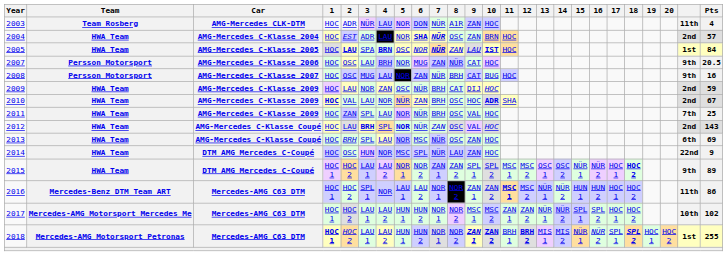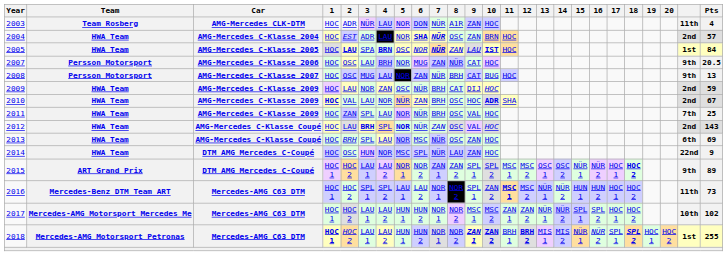(712, 75) 16 -> (712, 75) 13
(110, 170) HWA Team -> (110, 170) ART Grand Prix
(385, 192) NOR -> (385, 192) SPL 2
(474, 192) ZAN 1 -> (474, 192) SPL 1
(712, 192) 86 -> (712, 192) 73
